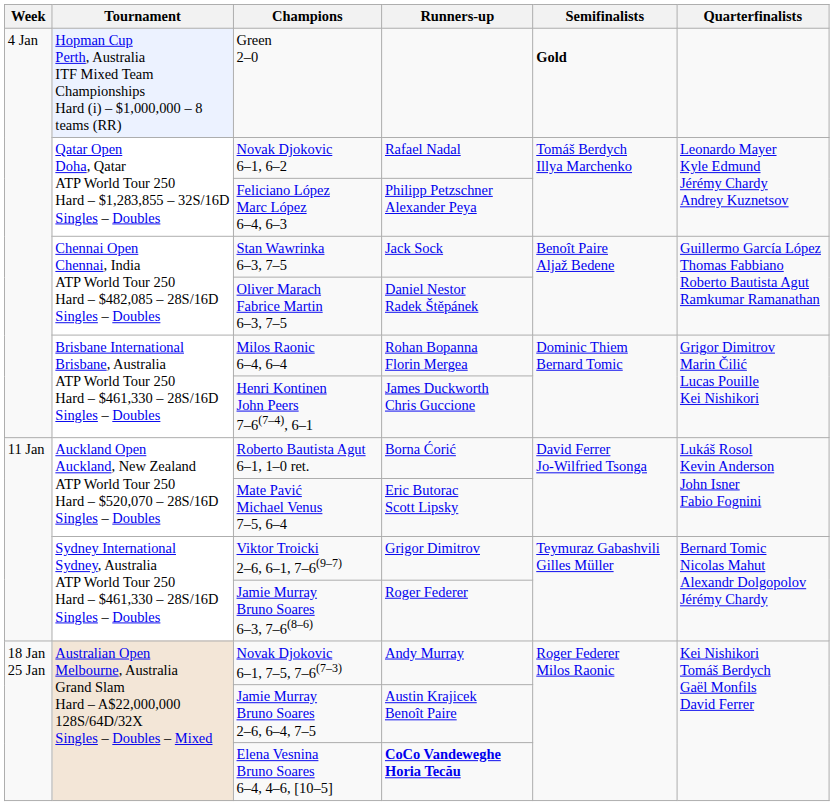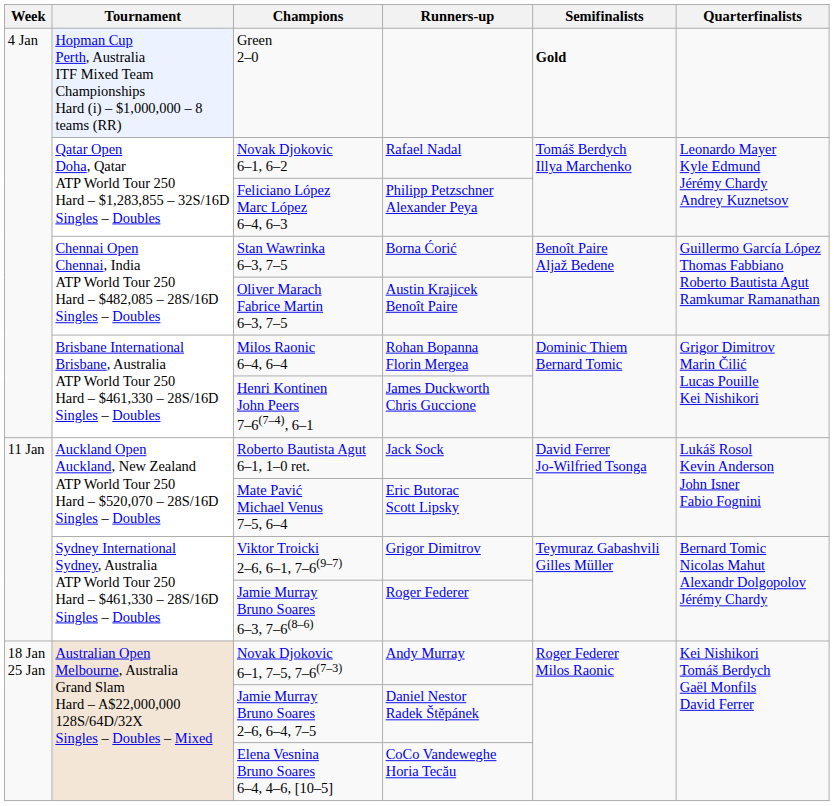(414, 248) Jack Sock -> (421, 248) Borna Ćorić
(432, 298) Daniel Nestor Radek Štěpánek -> (432, 298) Austin Krajicek Benoît Paire
(420, 449) Borna Ćorić -> (415, 449) Jack Sock
(431, 705) Austin Krajicek Benoît Paire -> (432, 705) Daniel Nestor Radek Štěpánek
(443, 763) bold -> (441, 763) normal
